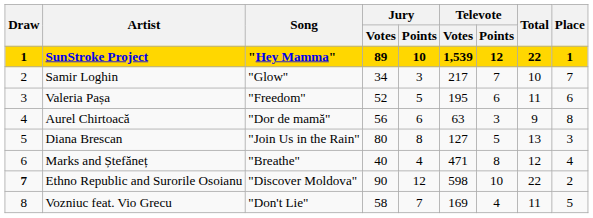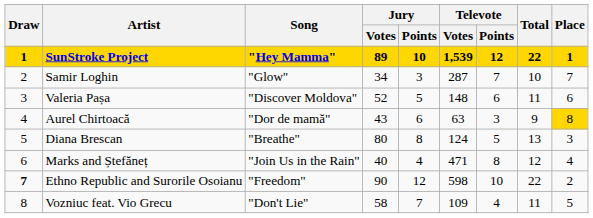(458, 77) 217 -> (458, 77) 287
(277, 98) "Freedom" -> (303, 98) "Discover Moldova"
(458, 98) 195 -> (458, 98) 148
(381, 118) 56 -> (381, 118) 43
(570, 118) no background -> (570, 118) gold background
(304, 139) "Join Us in the Rain" -> (274, 139) "Breathe"
(458, 139) 127 -> (458, 139) 124
(274, 160) "Breathe" -> (304, 160) "Join Us in the Rain"
(303, 181) "Discover Moldova" -> (277, 181) "Freedom"
(458, 202) 169 -> (458, 202) 109
